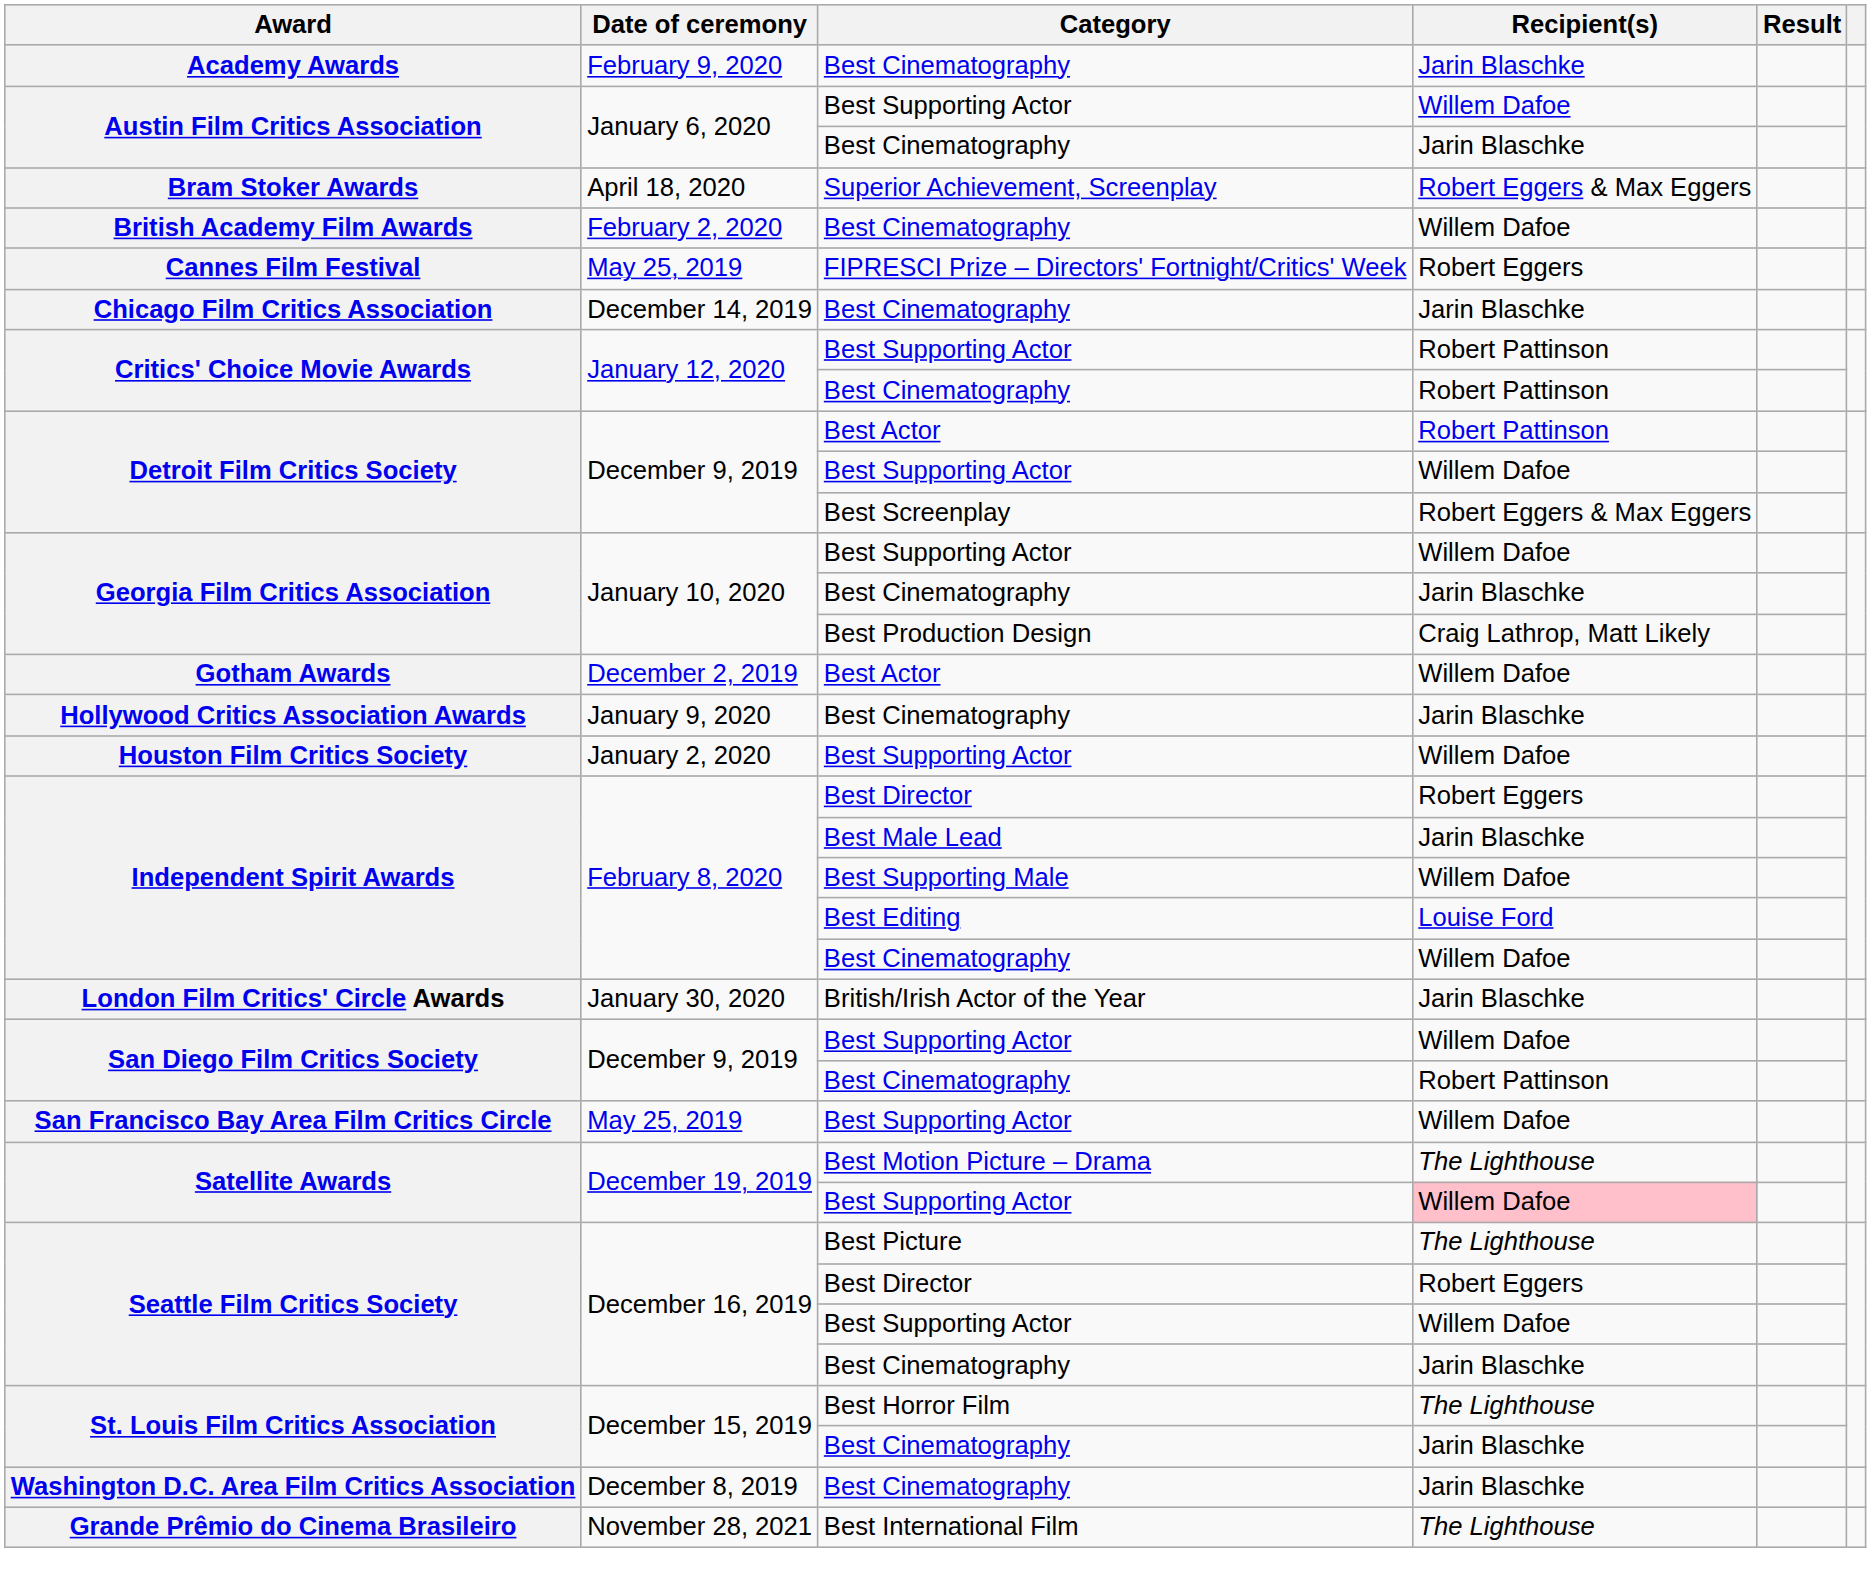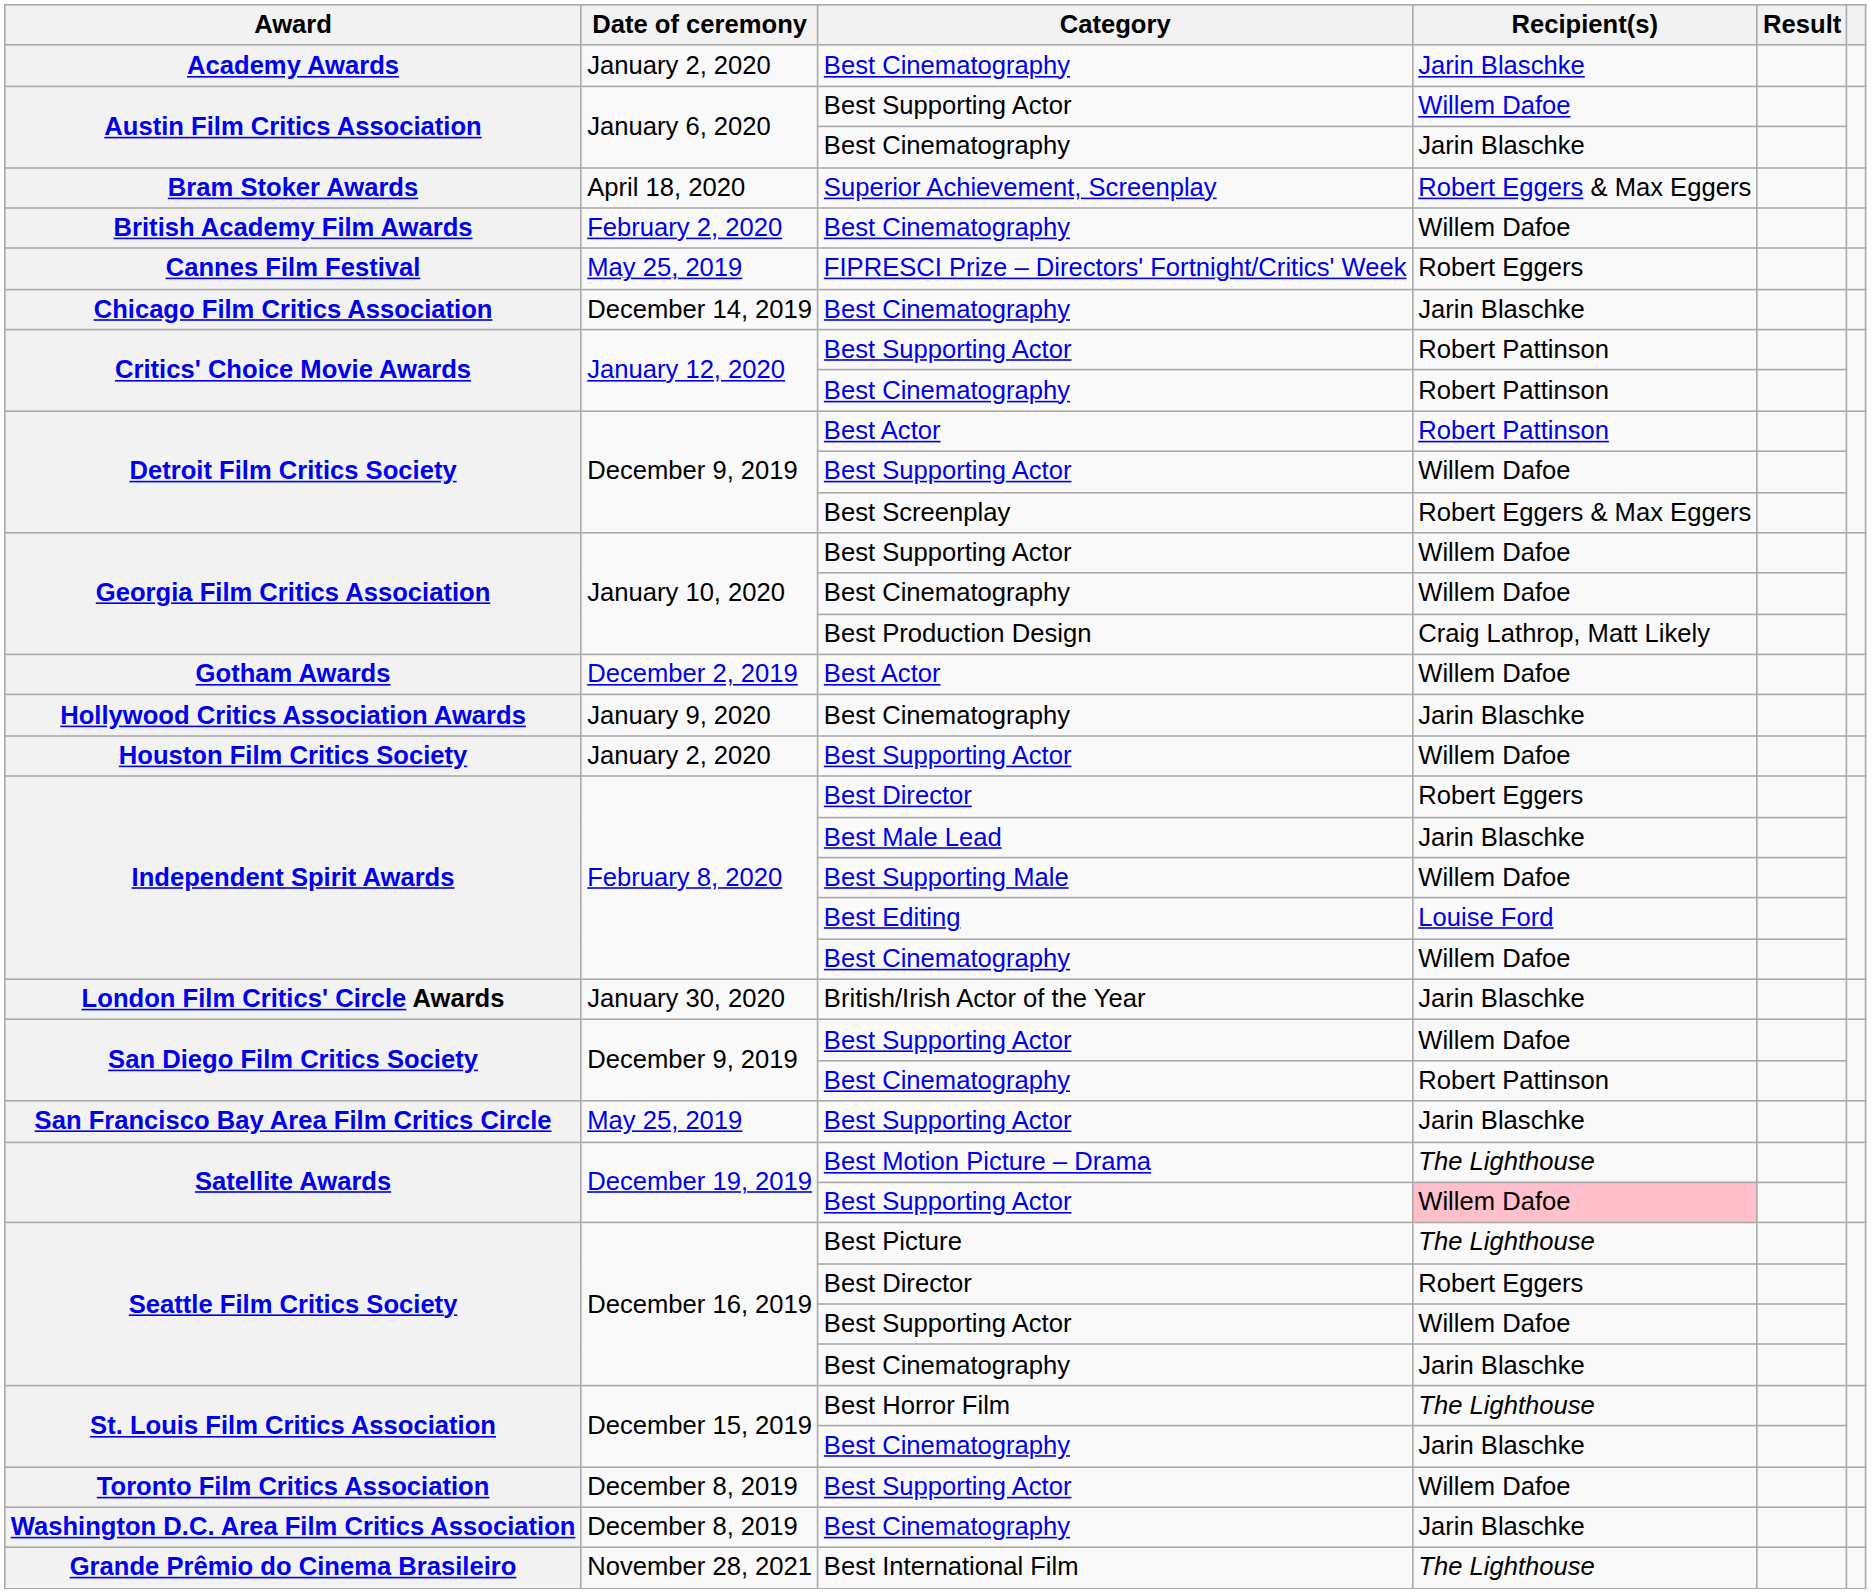(685, 65) February 9, 2020 -> (679, 65) January 2, 2020
(1501, 593) Jarin Blaschke -> (1494, 593) Willem Dafoe
(1494, 1120) Willem Dafoe -> (1501, 1120) Jarin Blaschke
+ row: (293, 1486)
